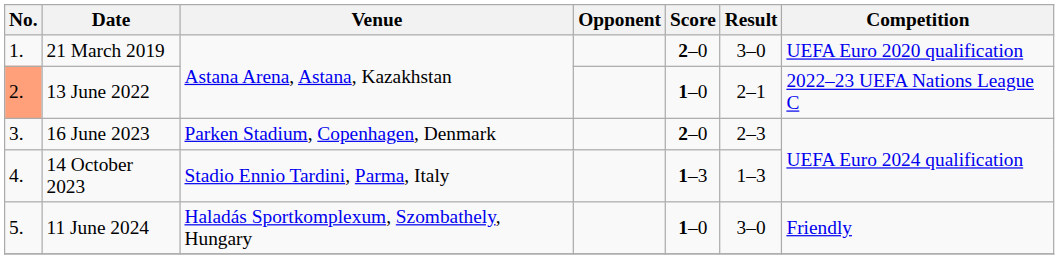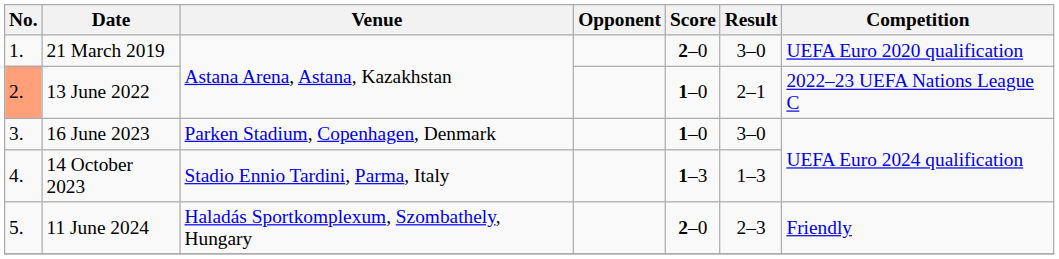(693, 133) 2–0 -> (693, 133) 1–0
(751, 133) 2–3 -> (751, 133) 3–0
(693, 227) 1–0 -> (693, 227) 2–0
(751, 227) 3–0 -> (751, 227) 2–3
